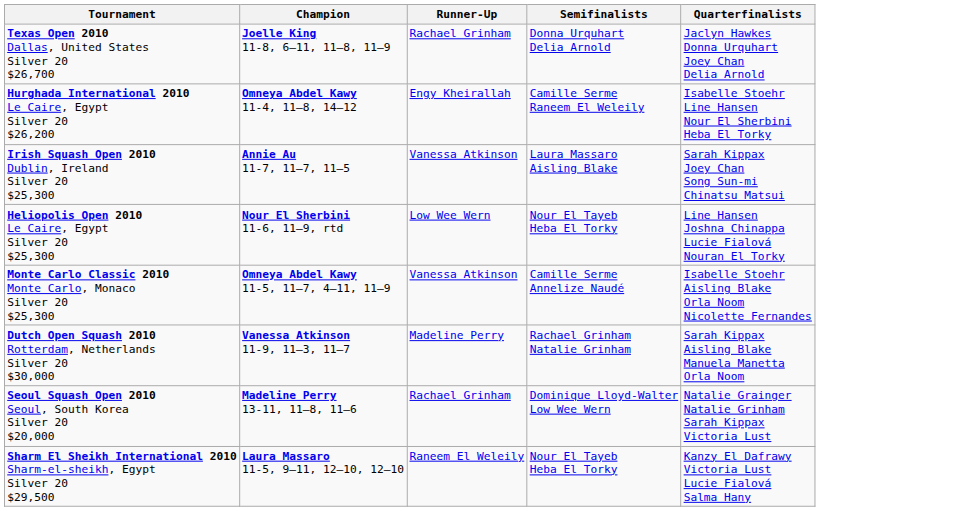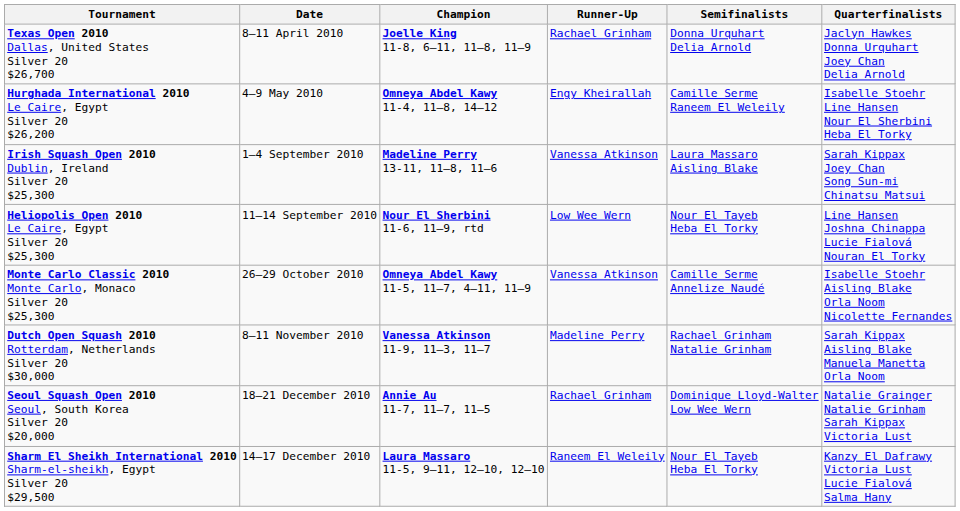+ column: (310, 15)
(296, 161) Annie Au 11-7, 11–7, 11–5 -> (440, 161) Madeline Perry 13-11, 11–8, 11–6
(299, 403) Madeline Perry 13-11, 11–8, 11–6 -> (437, 403) Annie Au 11-7, 11–7, 11–5
